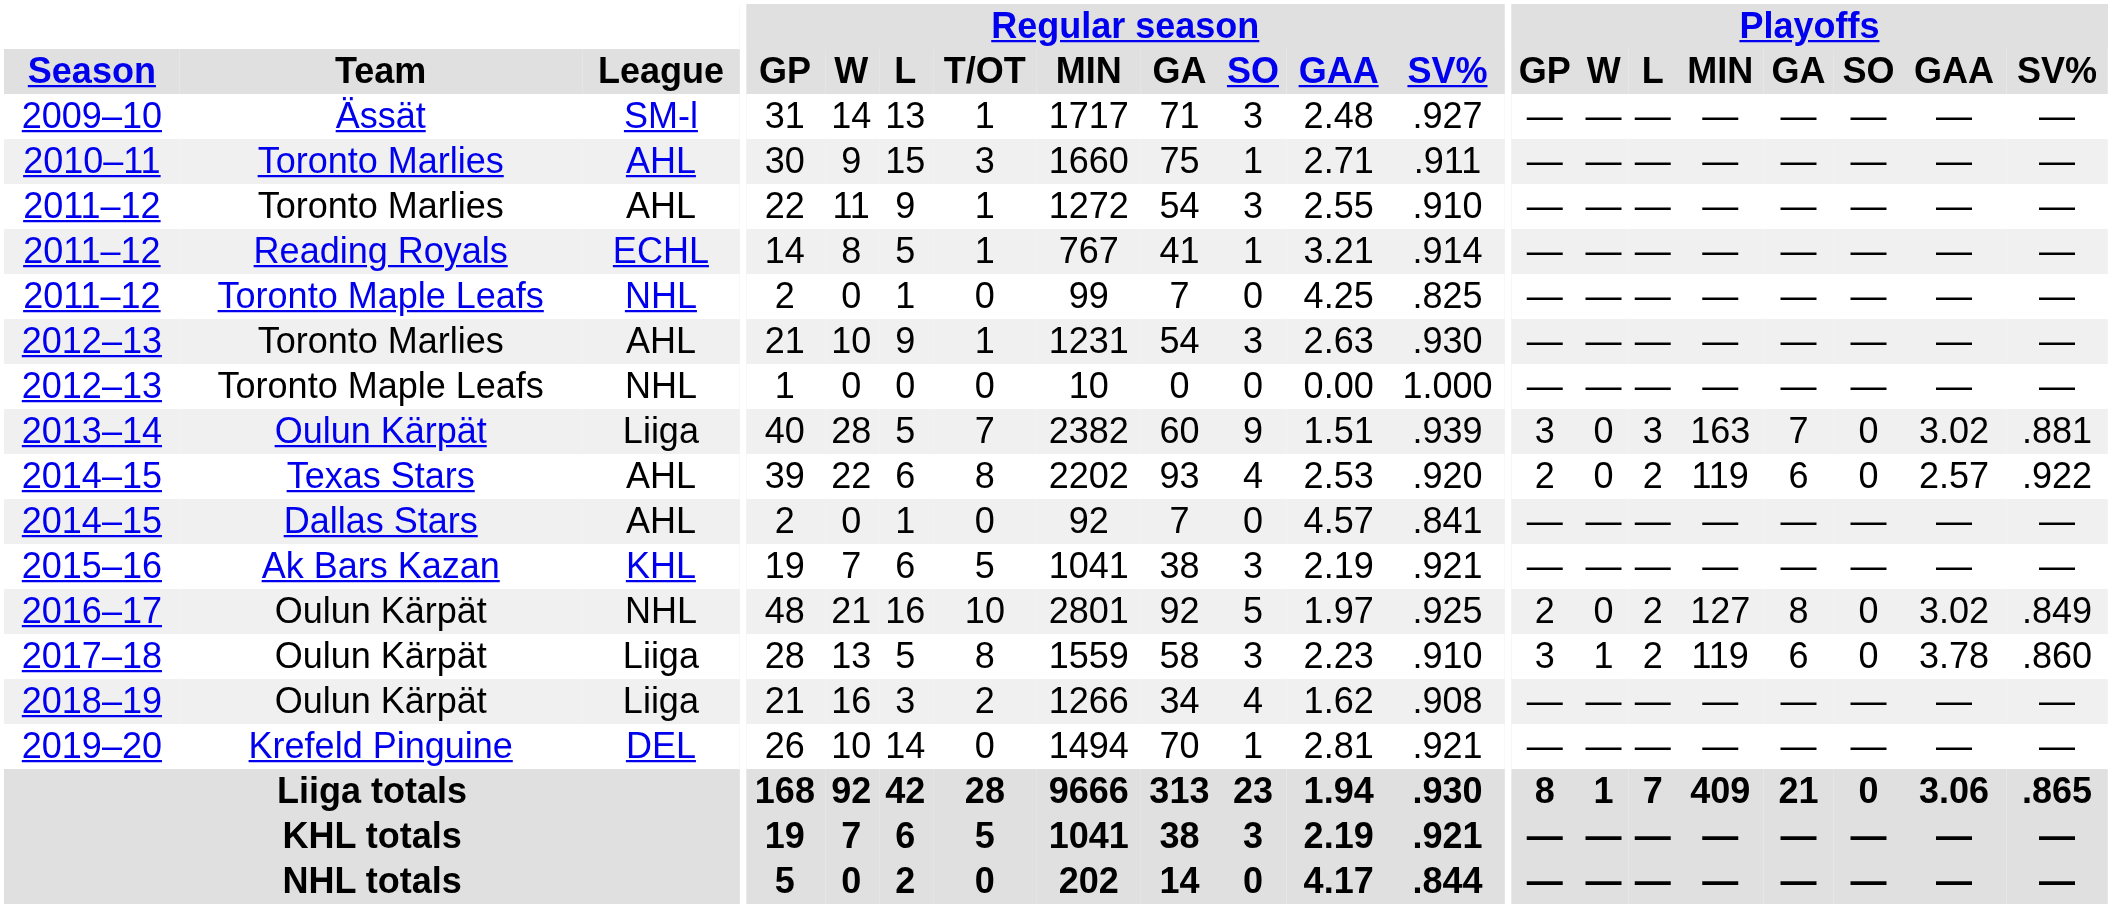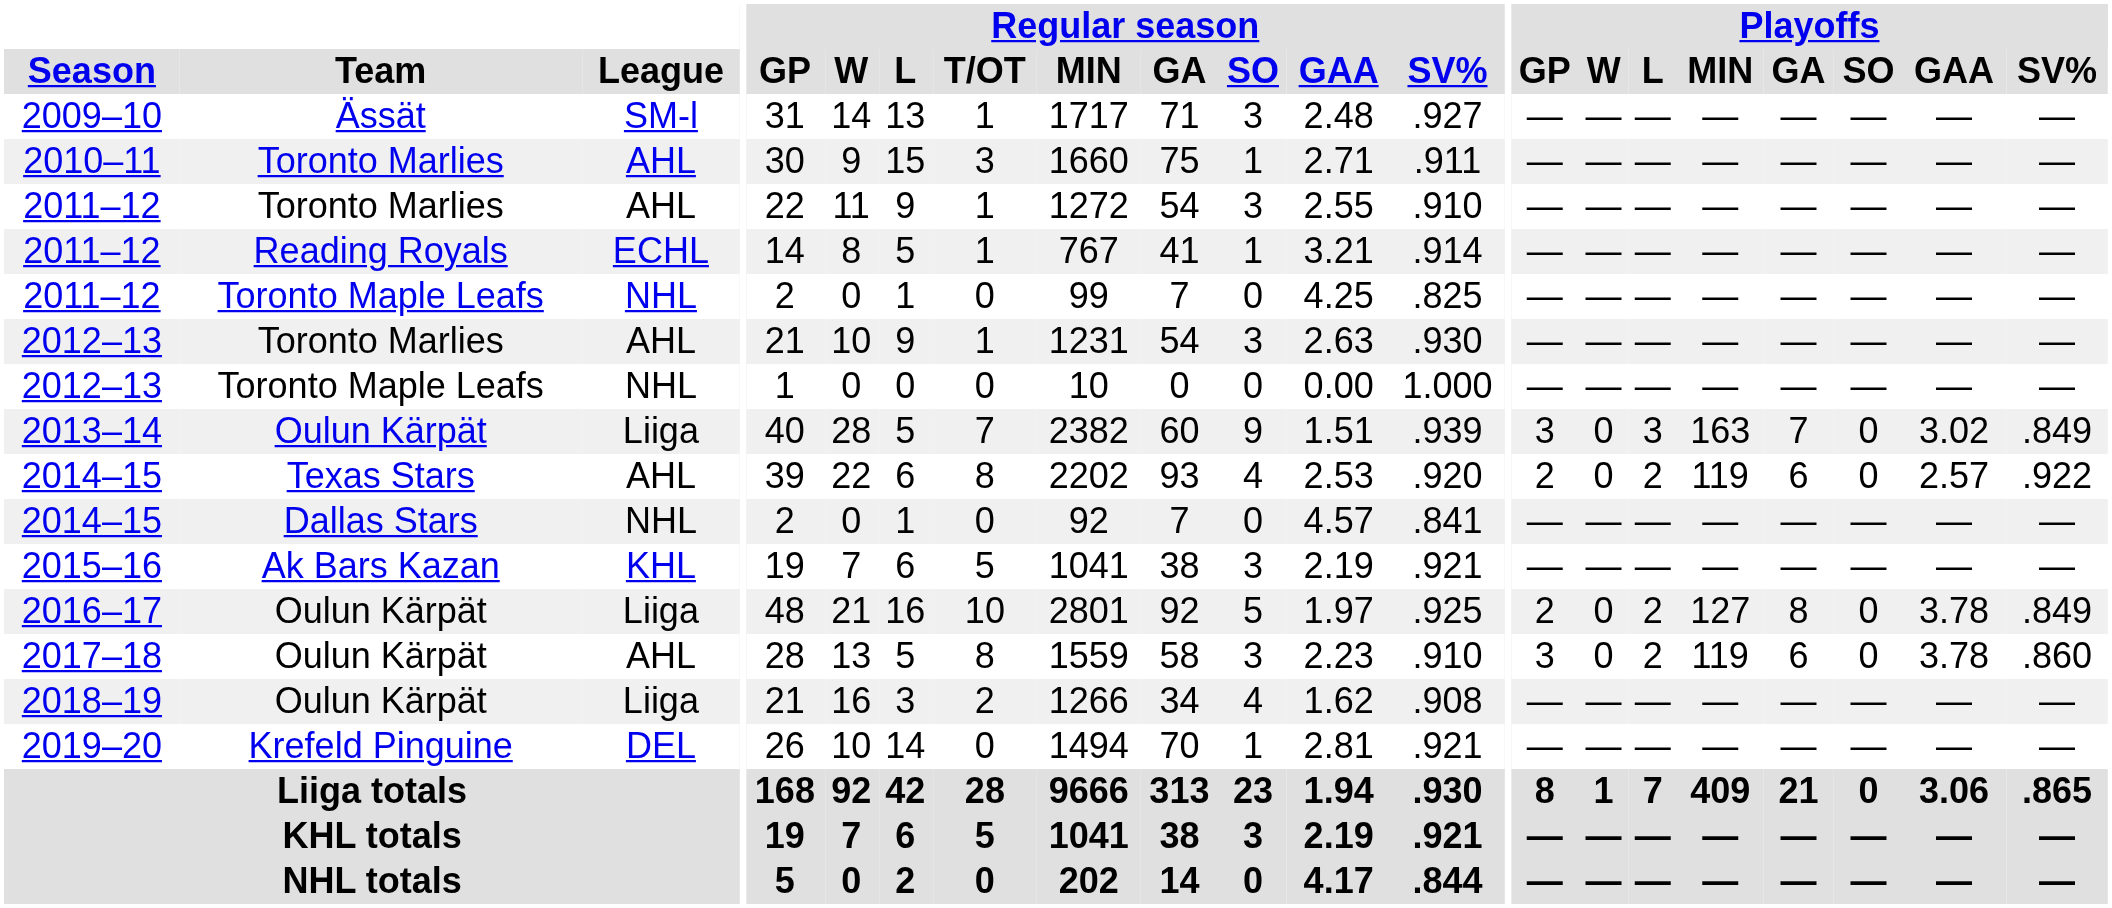(2057, 430) .881 -> (2057, 430) .849
(661, 520) AHL -> (661, 520) NHL
(661, 610) NHL -> (661, 610) Liiga
(1954, 610) 3.02 -> (1954, 610) 3.78
(661, 655) Liiga -> (661, 655) AHL
(1604, 655) 1 -> (1604, 655) 0
